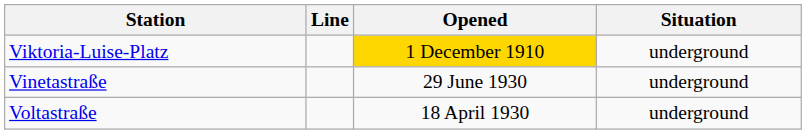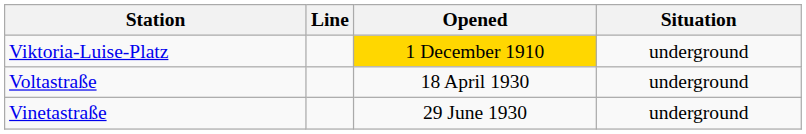rows swapped: (58, 81) <-> (53, 112)
